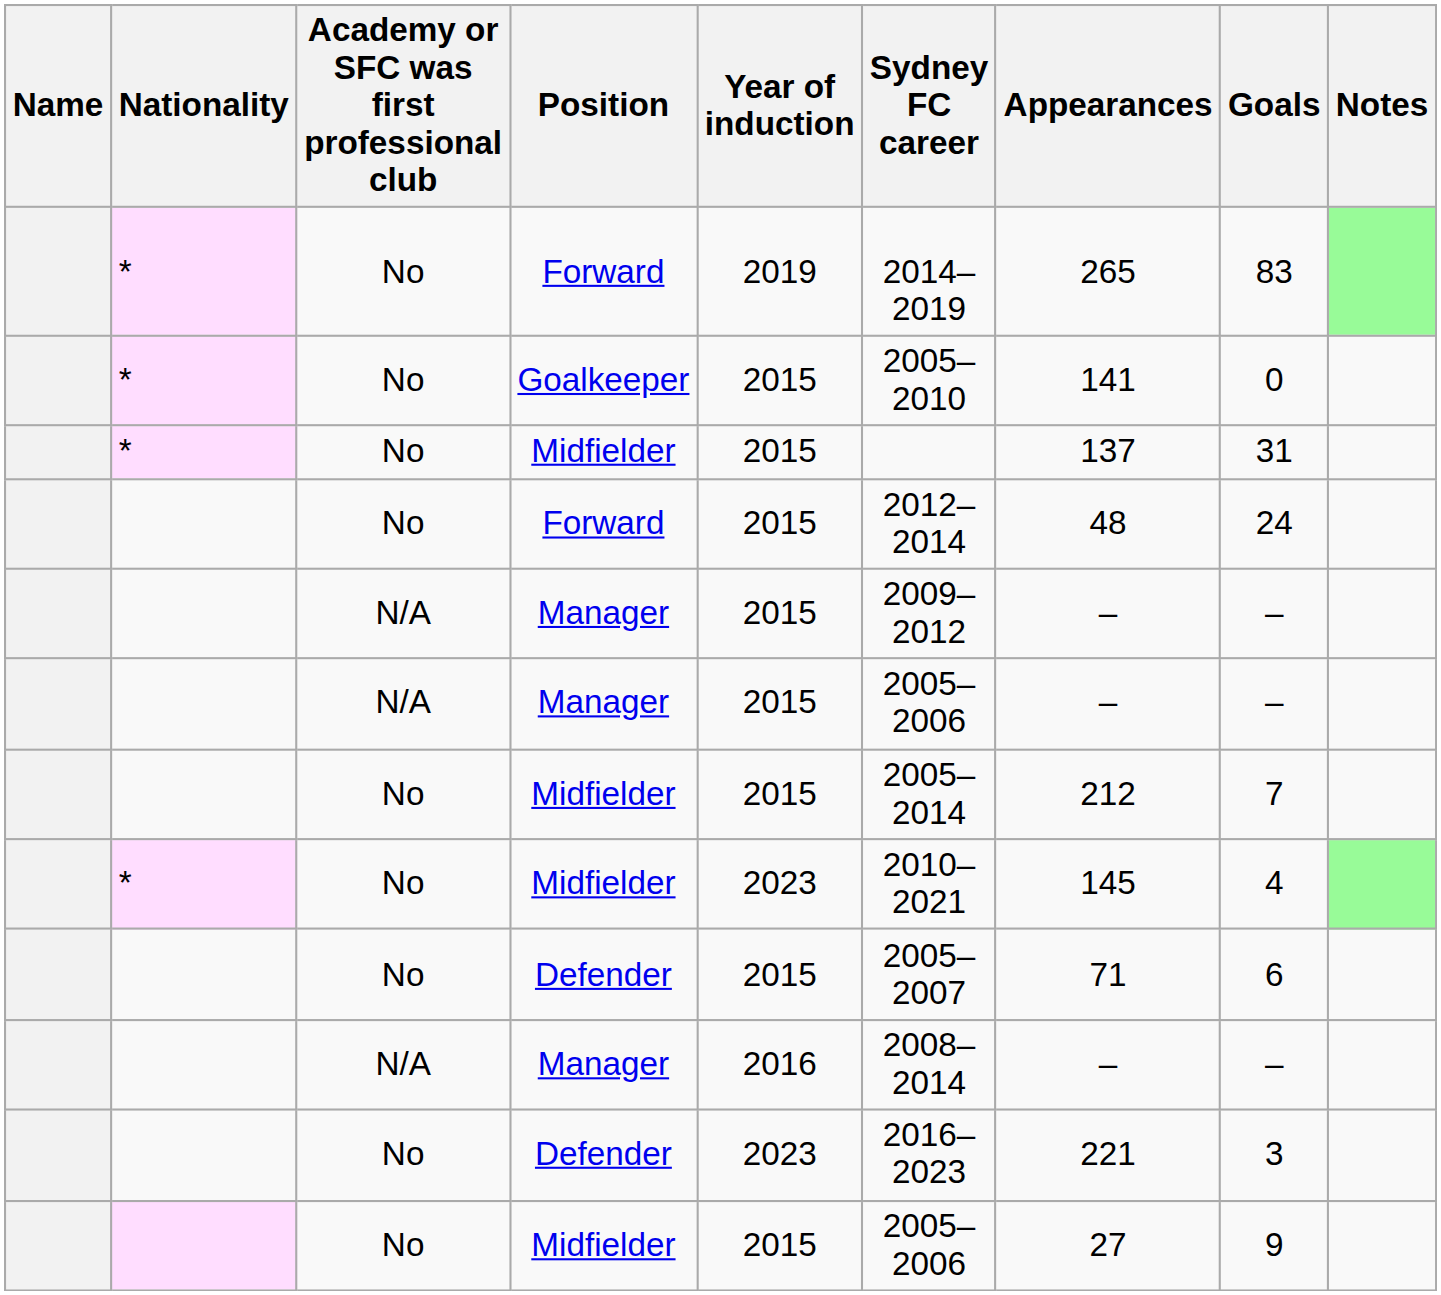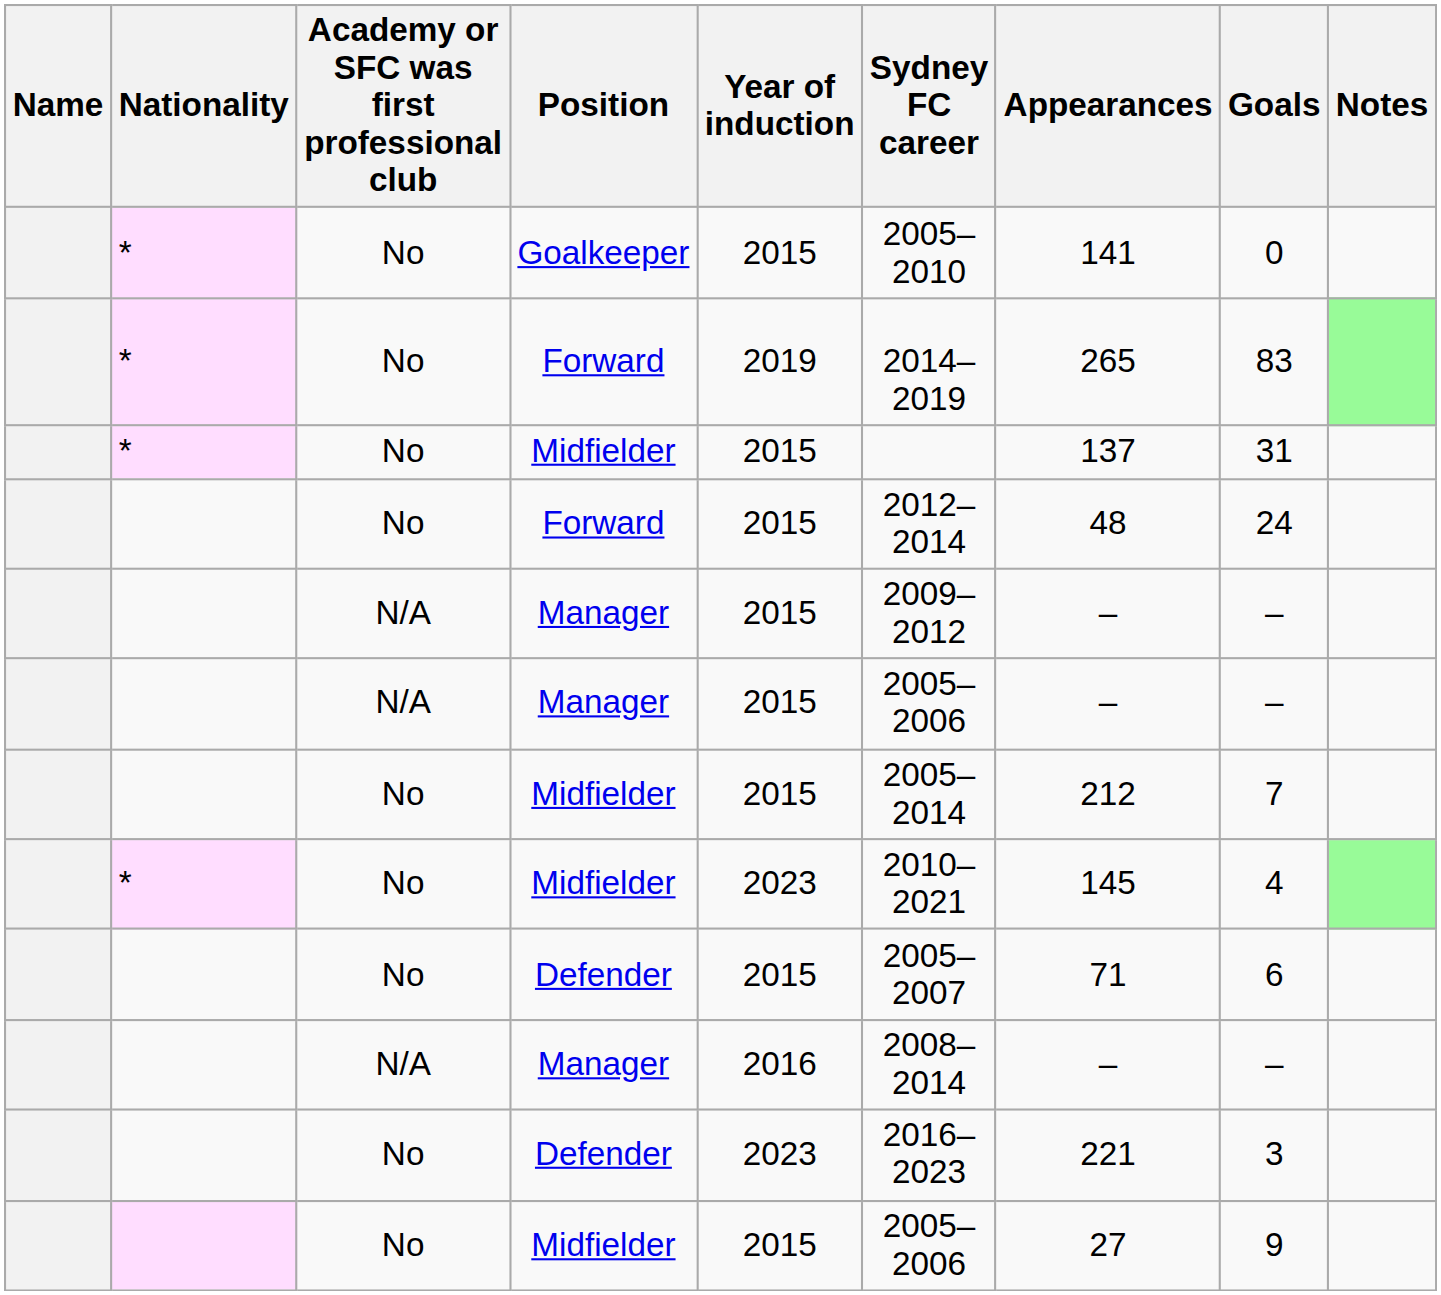rows swapped: (125, 379) <-> (125, 270)
